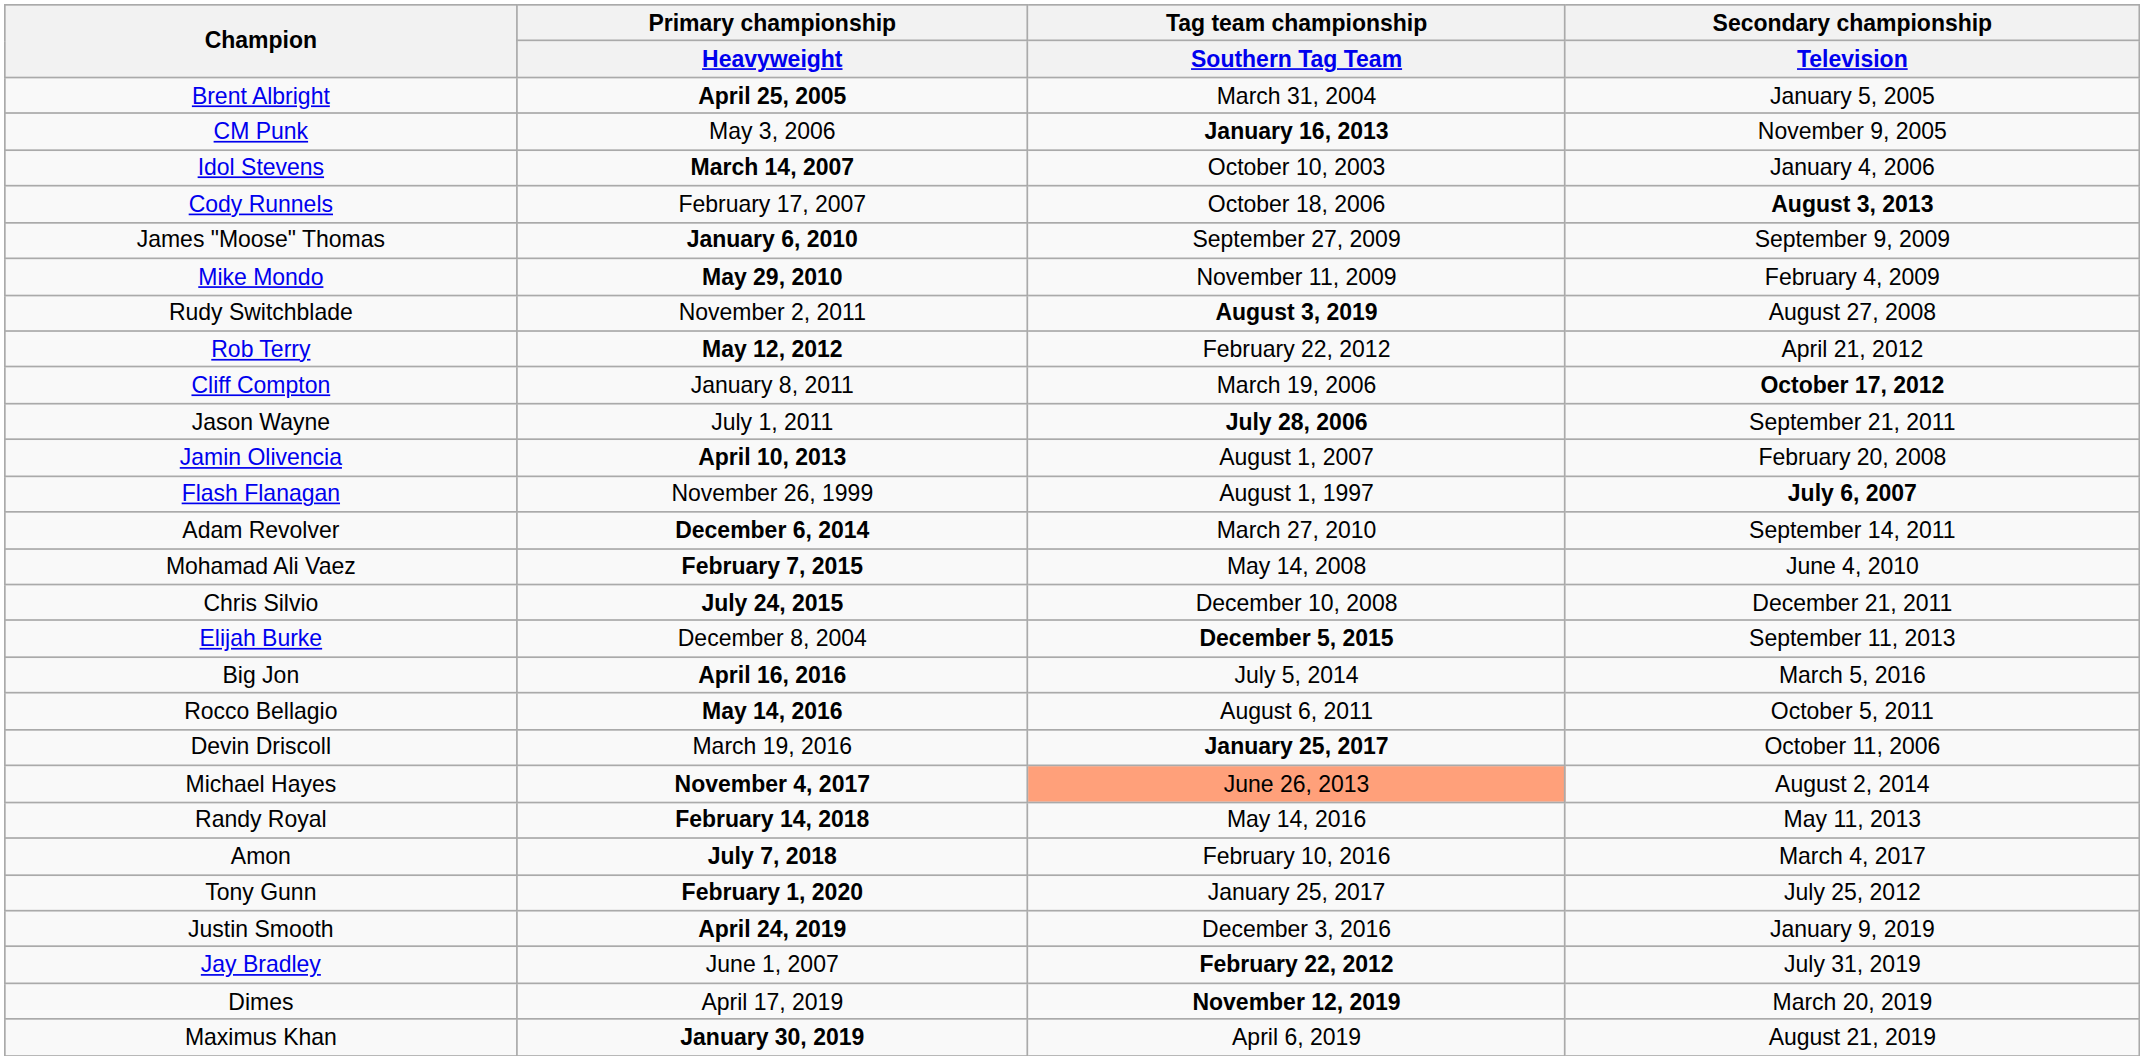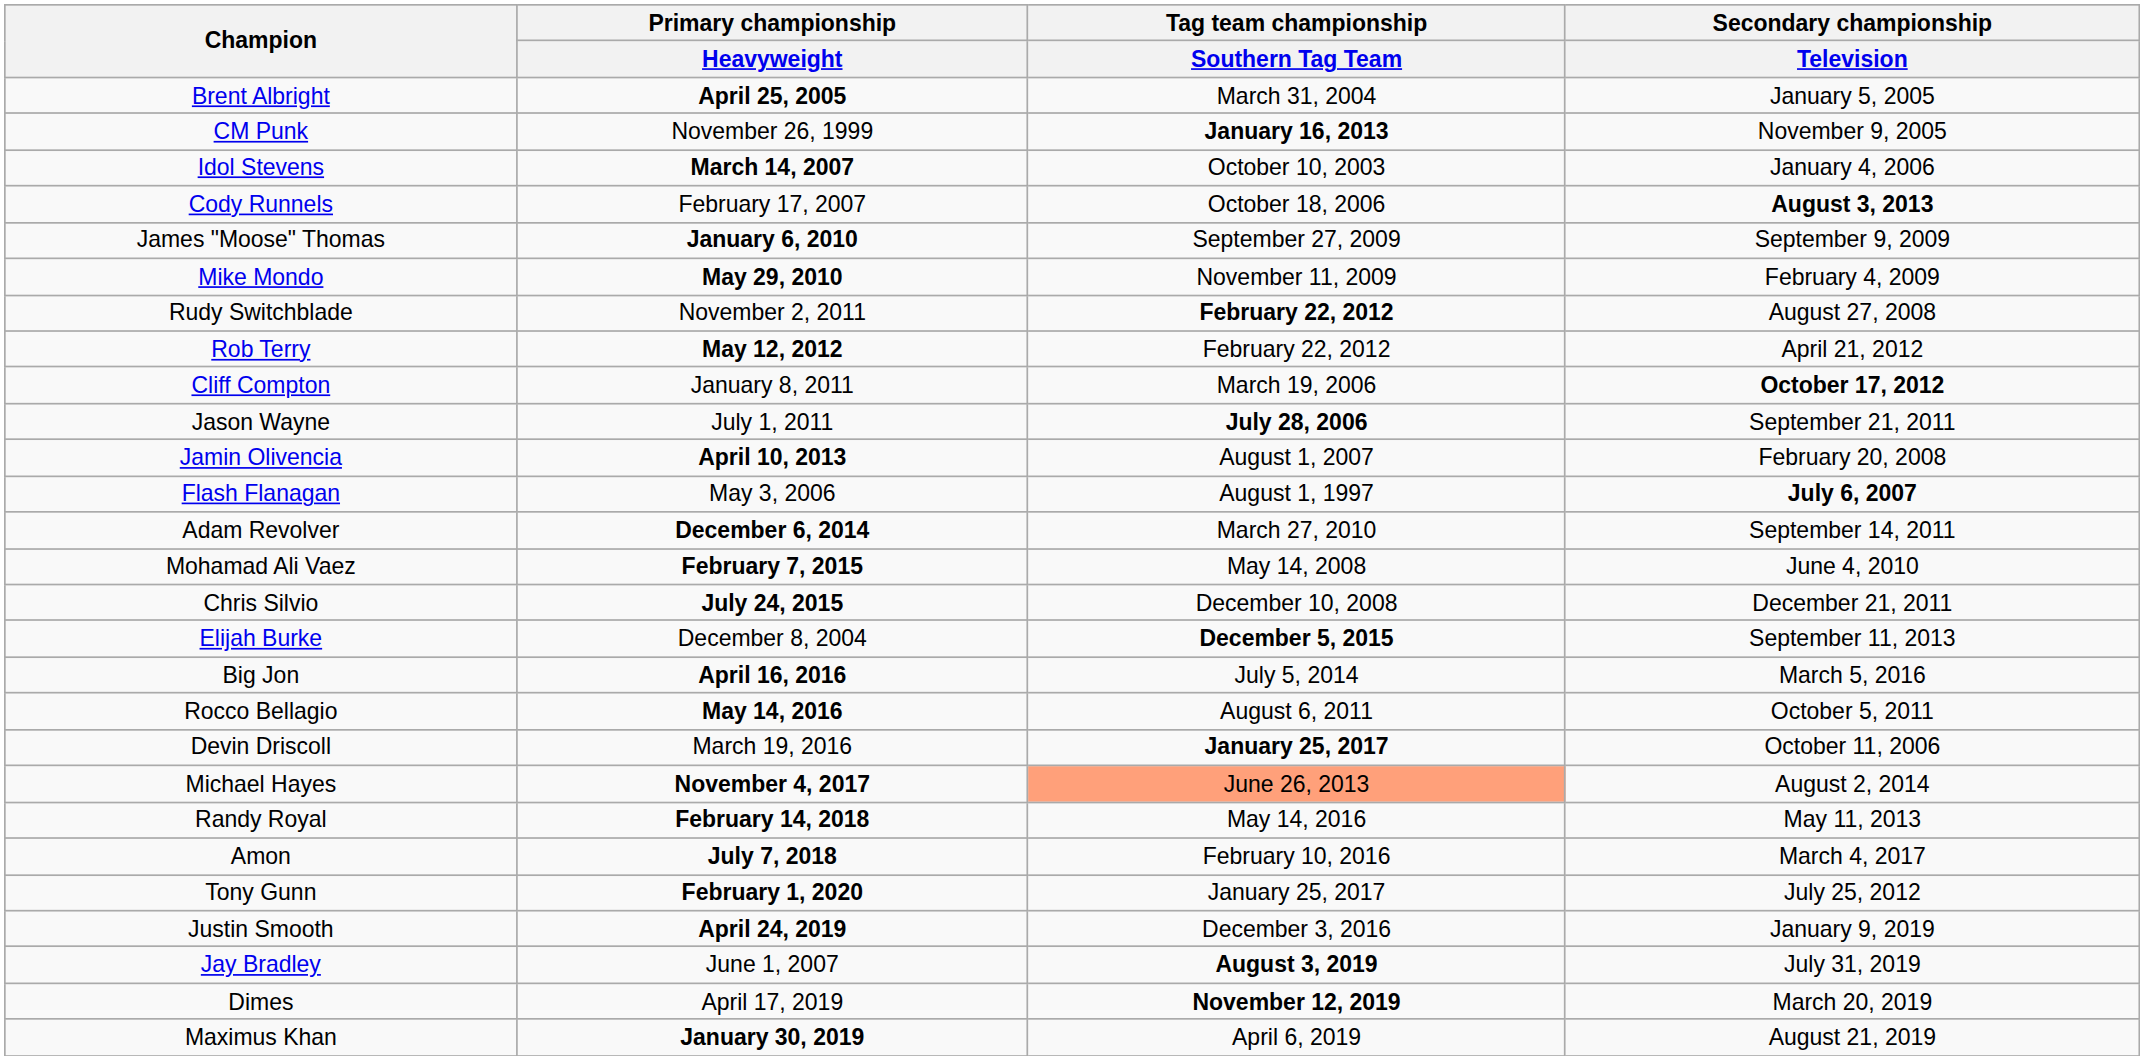(772, 131) May 3, 2006 -> (772, 131) November 26, 1999
(1297, 312) August 3, 2019 -> (1297, 312) February 22, 2012
(772, 494) November 26, 1999 -> (772, 494) May 3, 2006
(1297, 965) February 22, 2012 -> (1297, 965) August 3, 2019
